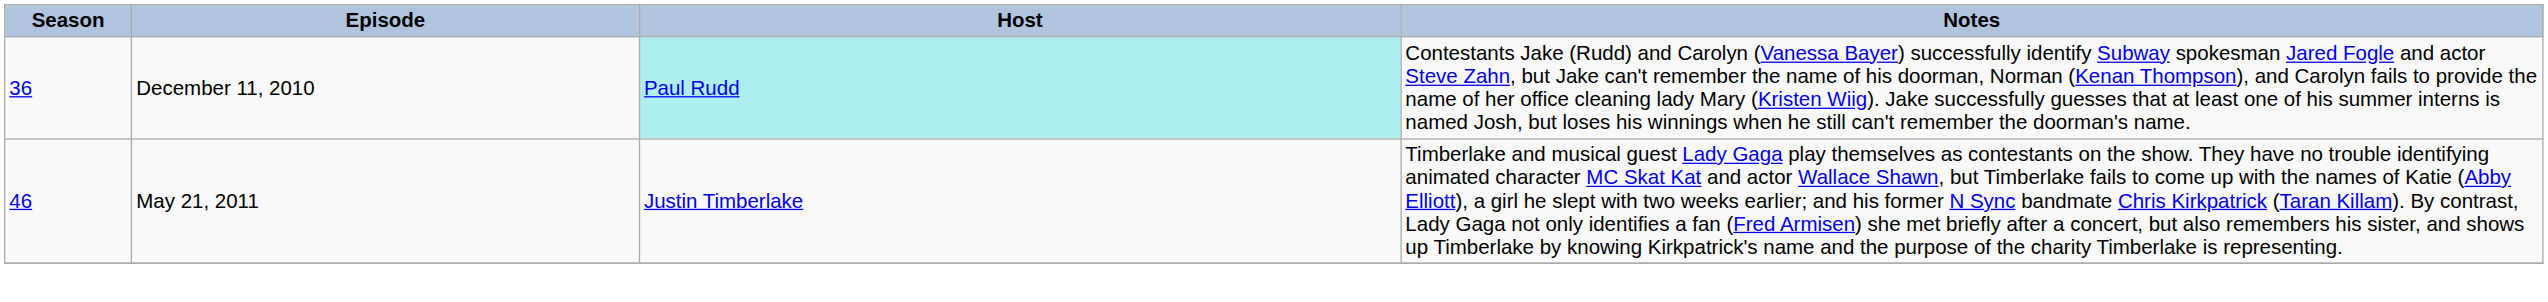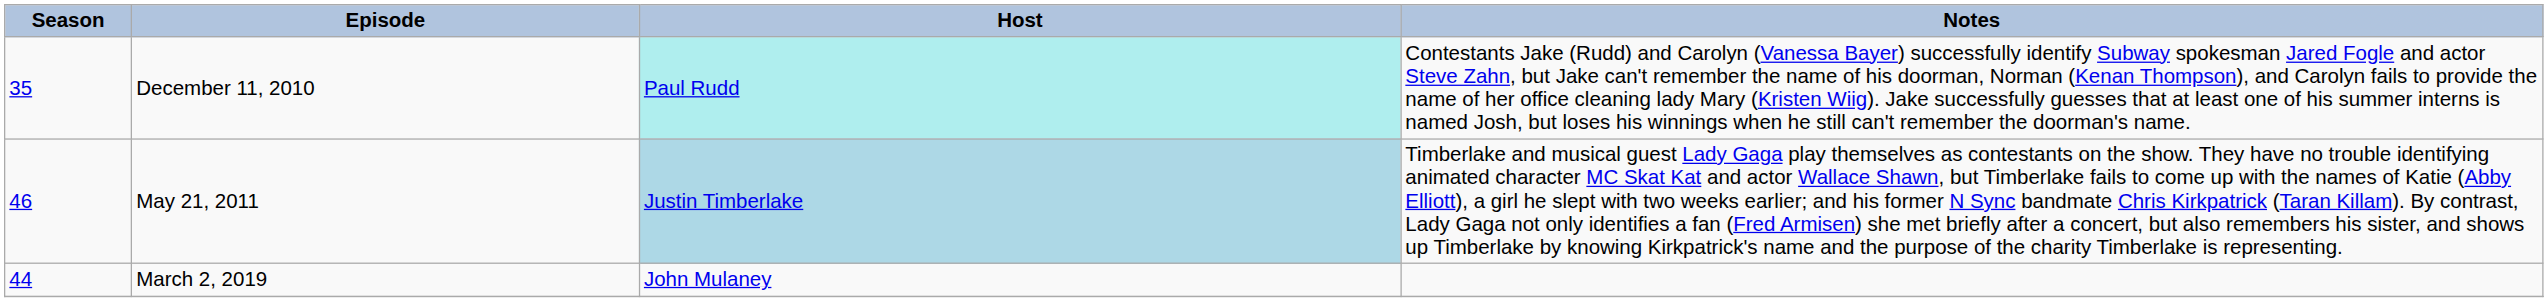(21, 87) 36 -> (21, 87) 35
(724, 200) no background -> (724, 200) lightblue background
+ row: (202, 279)
